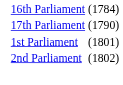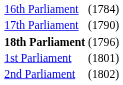+ row: (45, 42)
